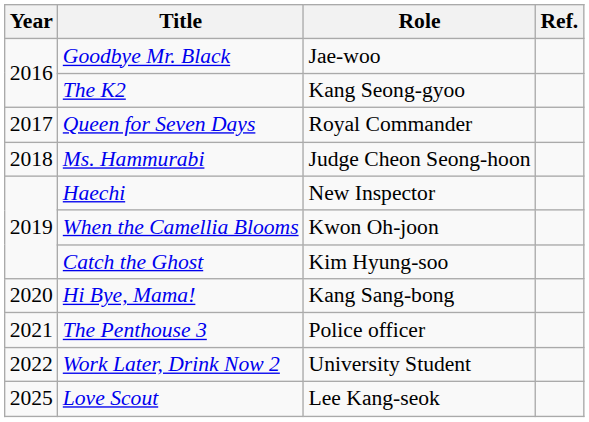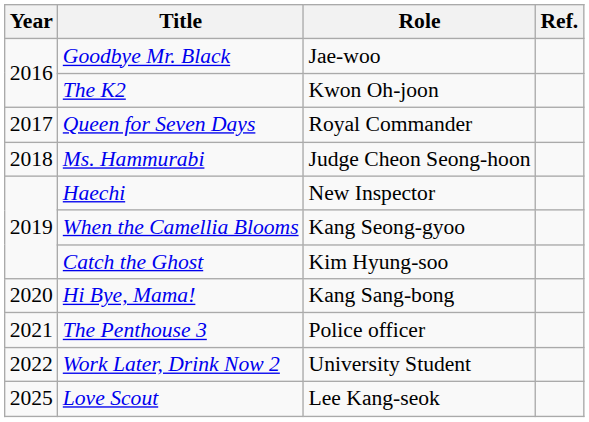(387, 90) Kang Seong-gyoo -> (374, 90) Kwon Oh-joon
(374, 227) Kwon Oh-joon -> (387, 227) Kang Seong-gyoo
